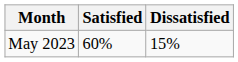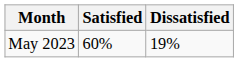(165, 43) 15% -> (165, 43) 19%
